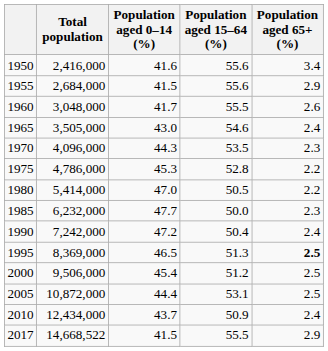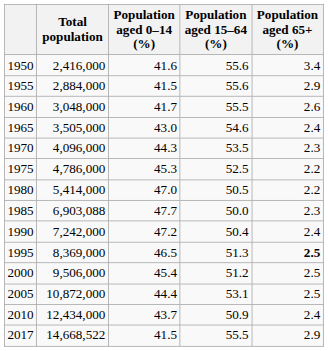(79, 86) 2,684,000 -> (79, 86) 2,884,000
(237, 169) 52.8 -> (237, 169) 52.5
(79, 210) 6,232,000 -> (79, 210) 6,903,088
